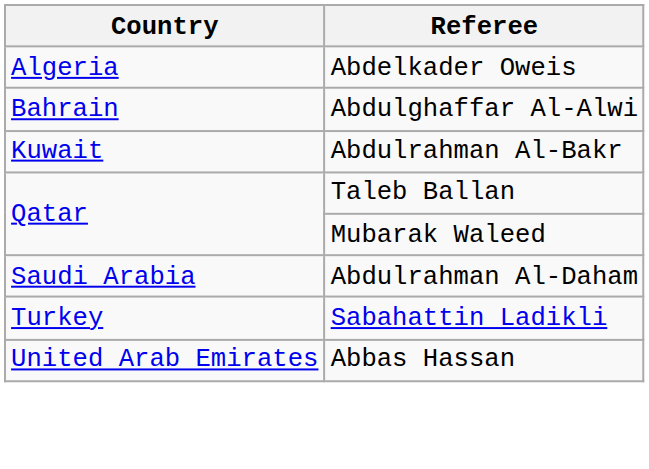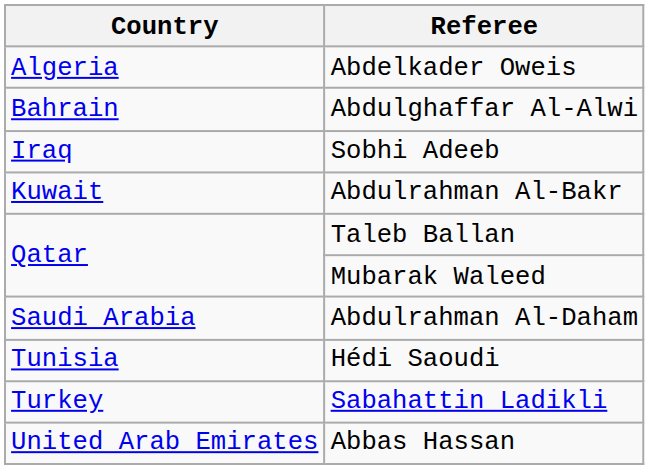+ row: (415, 151)
+ row: (415, 360)
